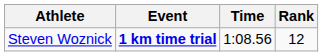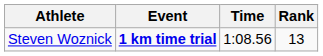(296, 39) 12 -> (296, 39) 13
